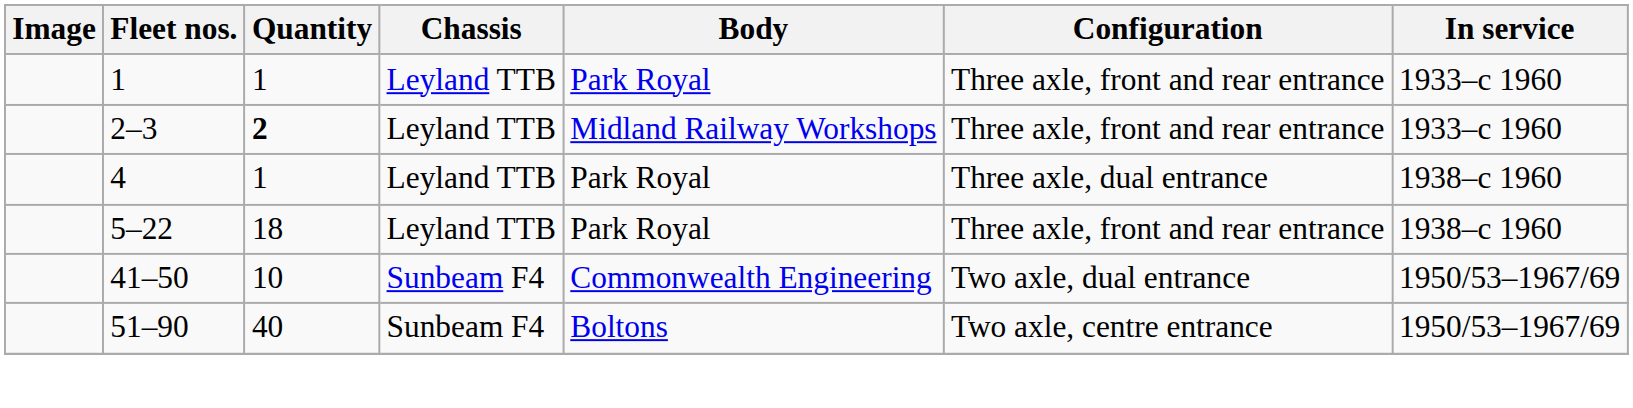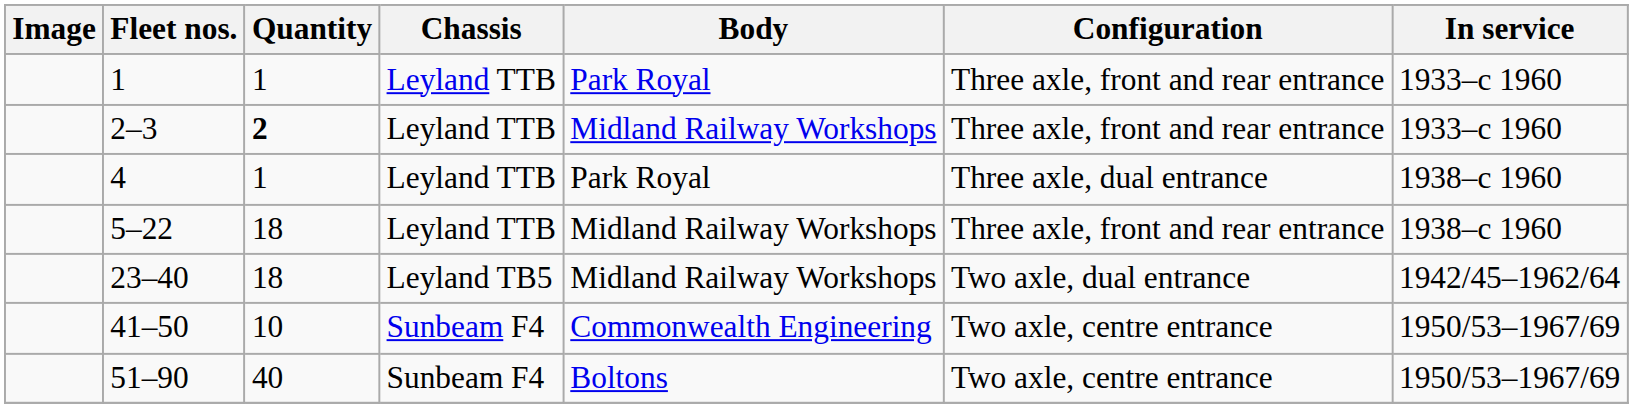(640, 228) Park Royal -> (753, 228) Midland Railway Workshops
+ row: (149, 278)
(1101, 278) Two axle, dual entrance -> (1112, 327) Two axle, centre entrance
